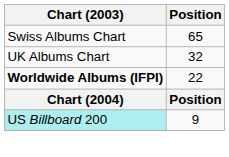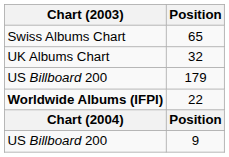+ row: (195, 78)
(57, 120) paleturquoise background -> (57, 141) no background
